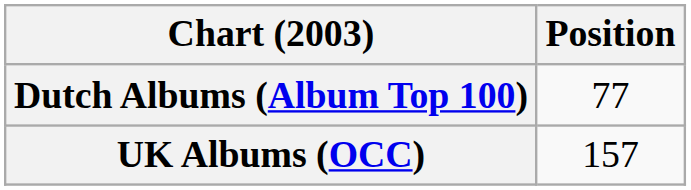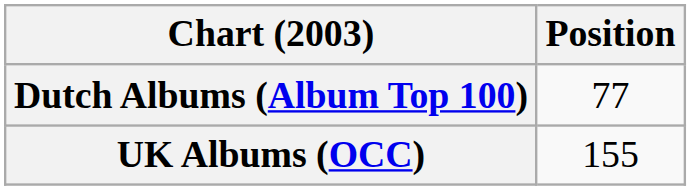(610, 154) 157 -> (610, 154) 155
